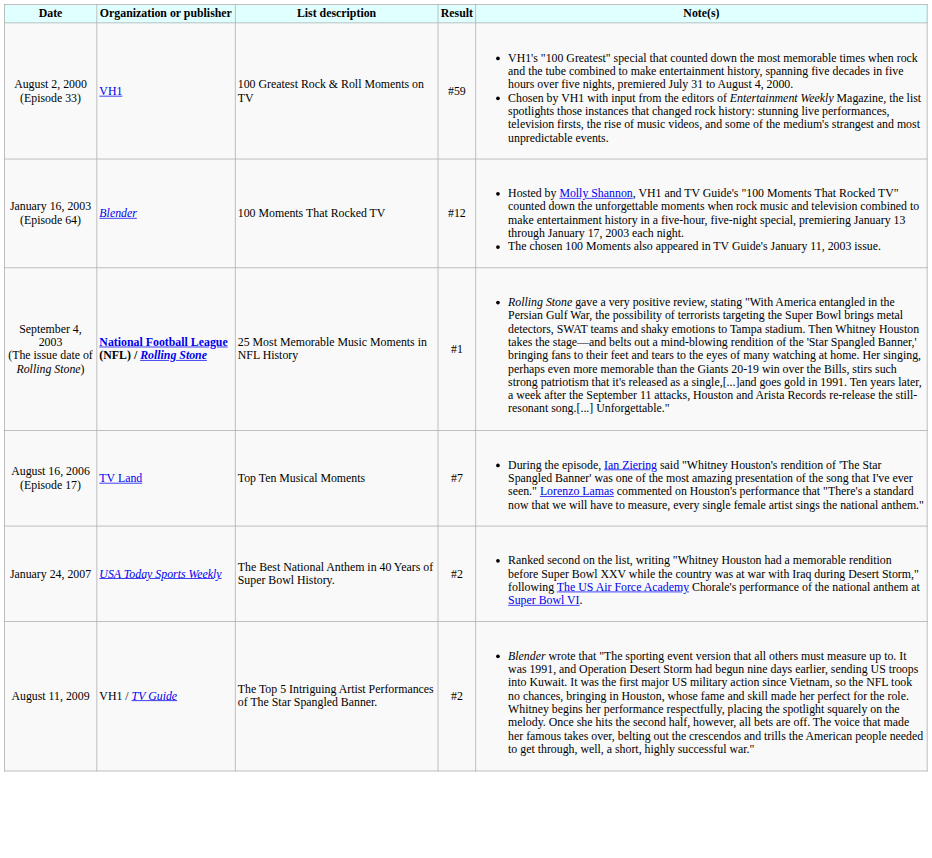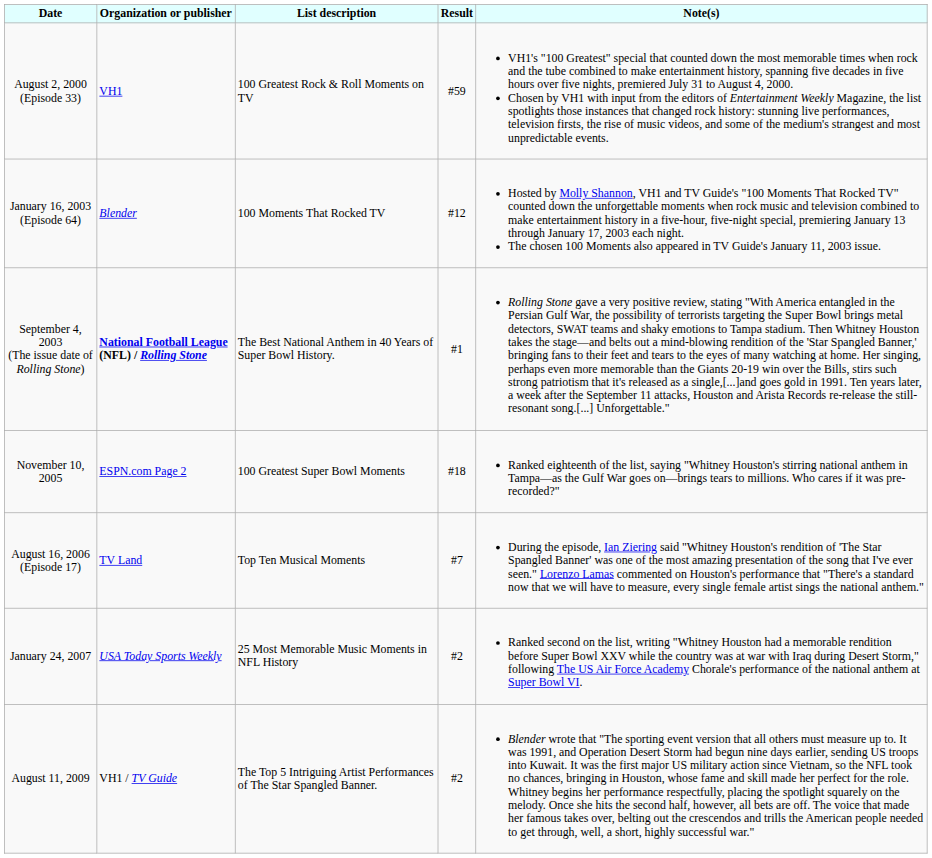(332, 349) 25 Most Memorable Music Moments in NFL History -> (335, 349) The Best National Anthem in 40 Years of Super Bowl History.
+ row: (51, 471)
(335, 573) The Best National Anthem in 40 Years of Super Bowl History. -> (332, 656) 25 Most Memorable Music Moments in NFL History
